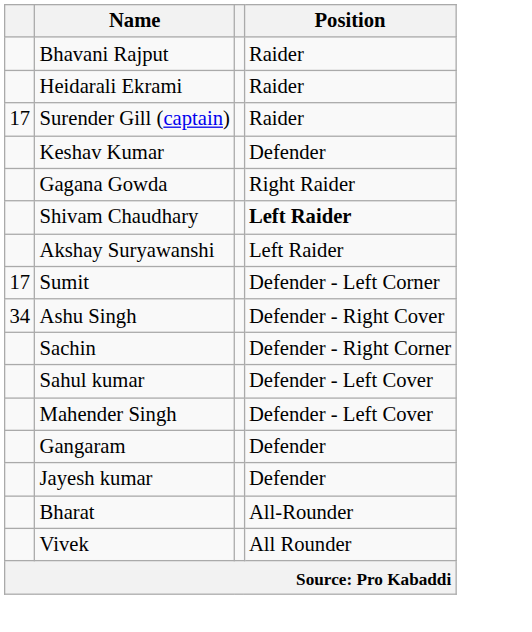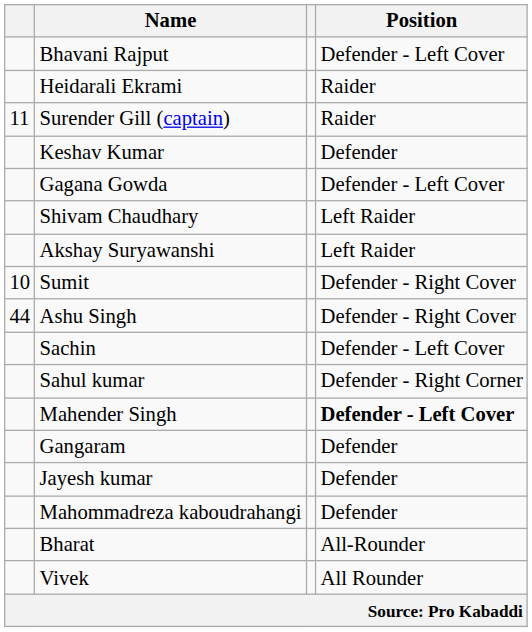(276, 53) Raider -> (412, 53) Defender - Left Cover
(20, 119) 17 -> (19, 119) 11
(302, 184) Right Raider -> (412, 184) Defender - Left Cover
(300, 217) bold -> (368, 217) normal
(20, 282) 17 -> (20, 282) 10
(344, 282) Defender - Left Corner -> (418, 282) Defender - Right Cover
(20, 315) 34 -> (20, 315) 44
(350, 348) Defender - Right Corner -> (412, 348) Defender - Left Cover
(341, 380) Defender - Left Cover -> (422, 380) Defender - Right Corner
(341, 413) normal -> (417, 413) bold
+ row: (171, 511)
